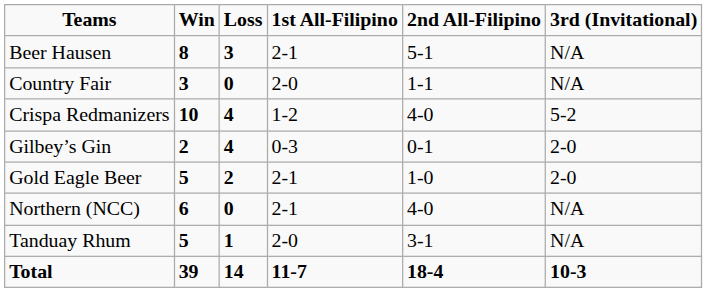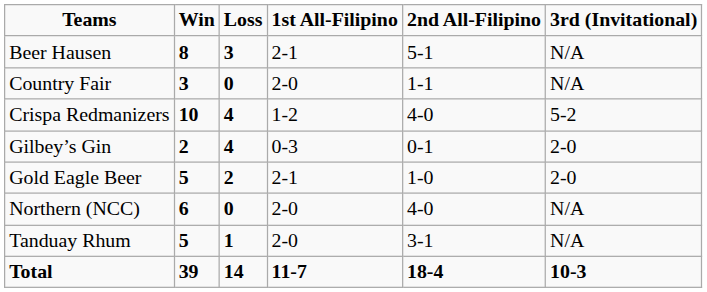(285, 209) 2-1 -> (285, 209) 2-0
